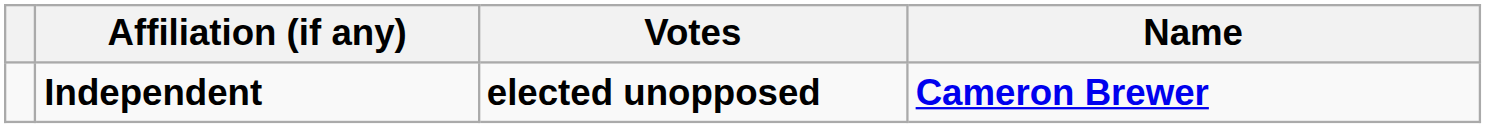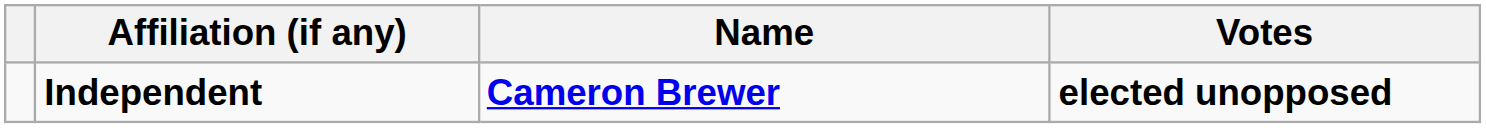columns swapped: (1193, 33) <-> (693, 33)
